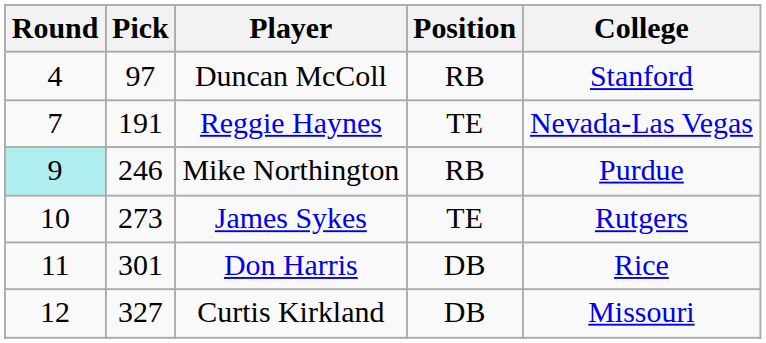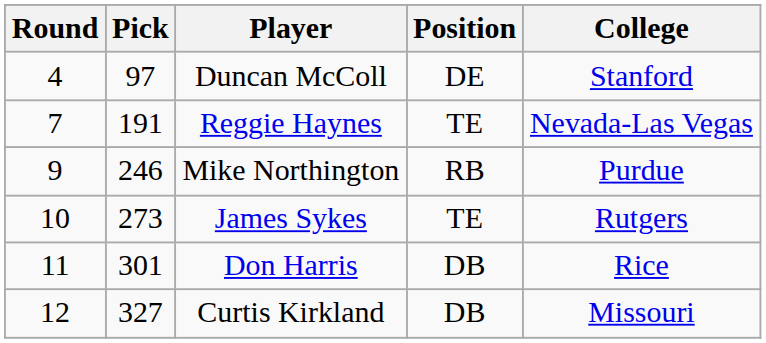(465, 75) RB -> (465, 75) DE
(55, 170) paleturquoise background -> (55, 170) no background
